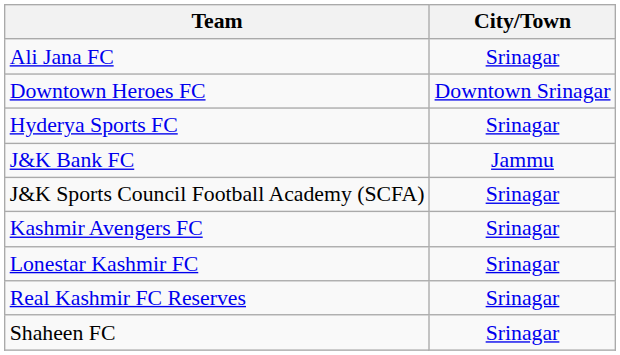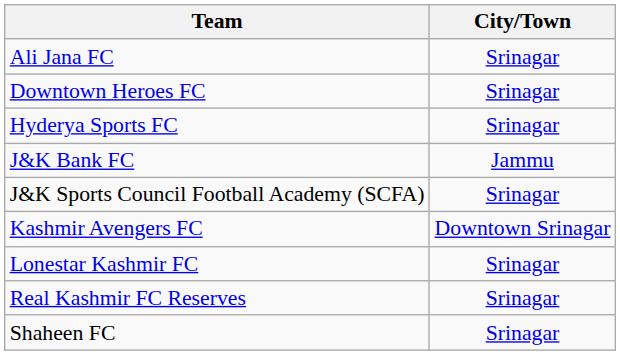(523, 90) Downtown Srinagar -> (523, 90) Srinagar
(523, 228) Srinagar -> (523, 228) Downtown Srinagar
